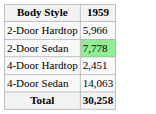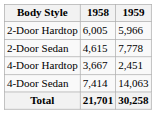+ column: (98, 13)
(95, 48) lightgreen background -> (131, 48) no background
